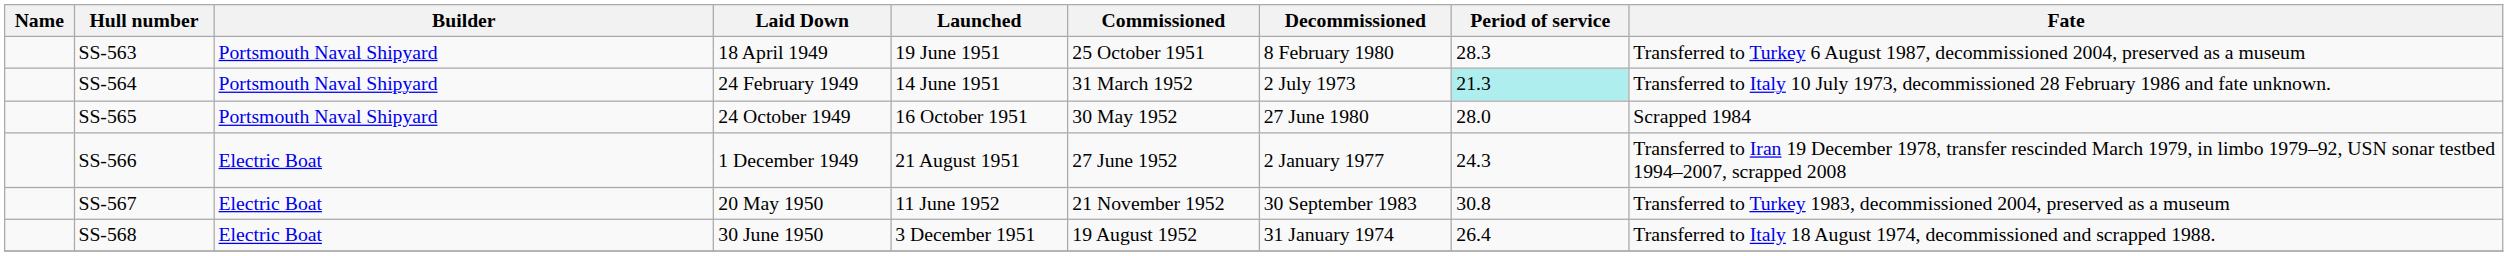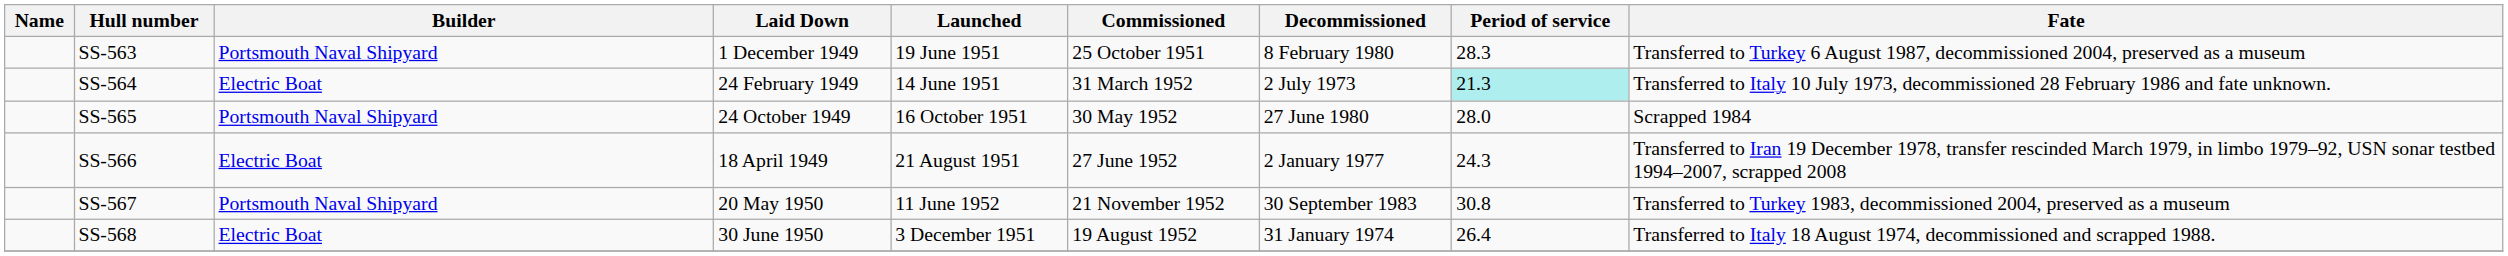(773, 51) 18 April 1949 -> (788, 51) 1 December 1949
(328, 83) Portsmouth Naval Shipyard -> (270, 83) Electric Boat
(788, 159) 1 December 1949 -> (773, 159) 18 April 1949
(270, 202) Electric Boat -> (328, 202) Portsmouth Naval Shipyard
